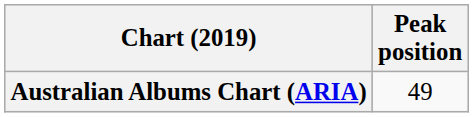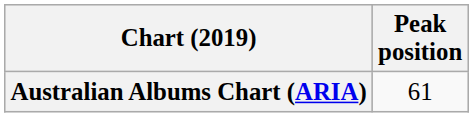(420, 91) 49 -> (420, 91) 61
